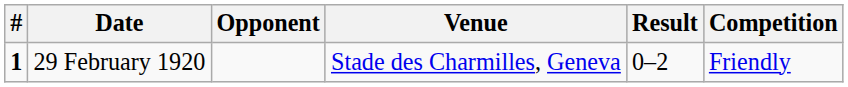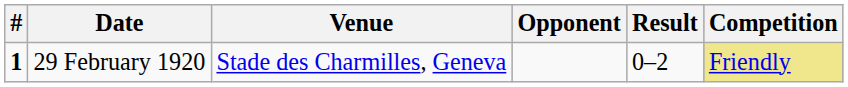columns swapped: (476, 23) <-> (268, 23)
(750, 61) no background -> (750, 61) khaki background
